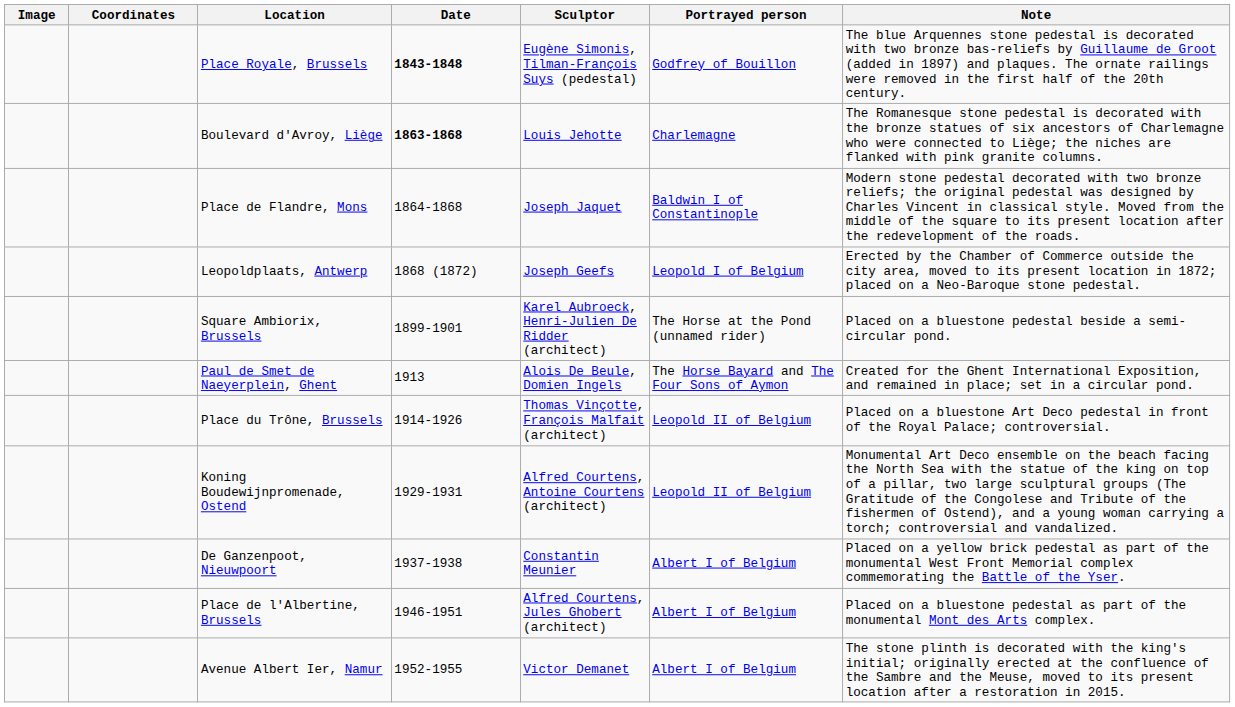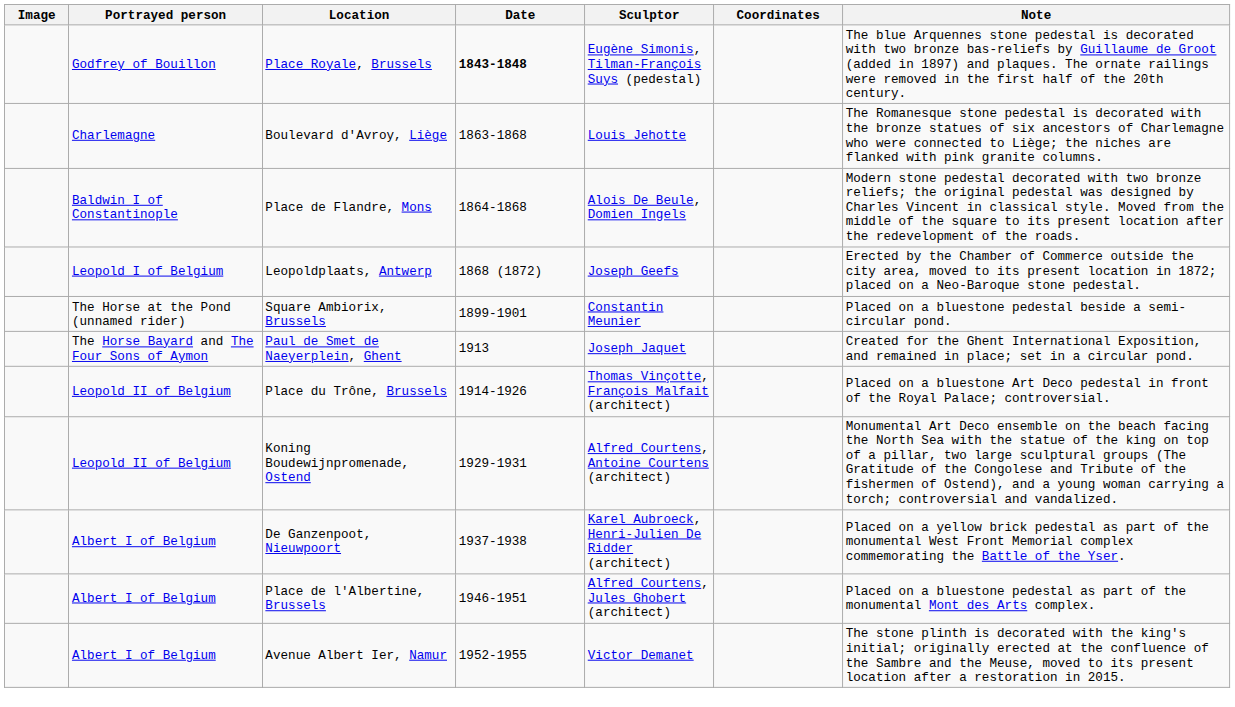columns swapped: (746, 15) <-> (133, 15)
(428, 136) bold -> (493, 136) normal
(572, 207) Joseph Jaquet -> (645, 207) Alois De Beule, Domien Ingels
(580, 328) Karel Aubroeck, Henri-Julien De Ridder (architect) -> (626, 314) Constantin Meunier
(580, 378) Alois De Beule, Domien Ingels -> (637, 349) Joseph Jaquet
(561, 563) Constantin Meunier -> (645, 542) Karel Aubroeck, Henri-Julien De Ridder (architect)
